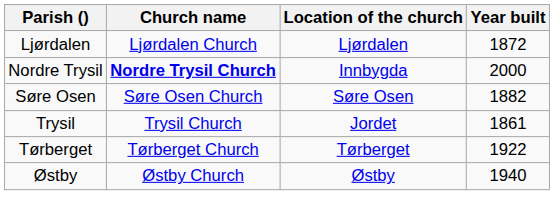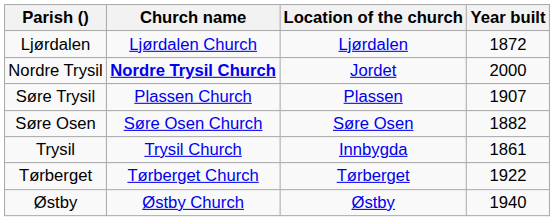(373, 70) Innbygda -> (373, 70) Jordet
+ row: (56, 96)
(373, 123) Jordet -> (373, 149) Innbygda
